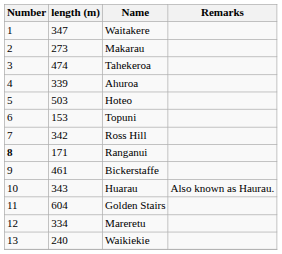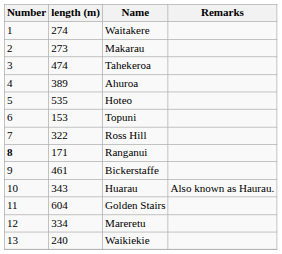(60, 30) 347 -> (60, 30) 274
(60, 83) 339 -> (60, 83) 389
(60, 100) 503 -> (60, 100) 535
(60, 135) 342 -> (60, 135) 322
